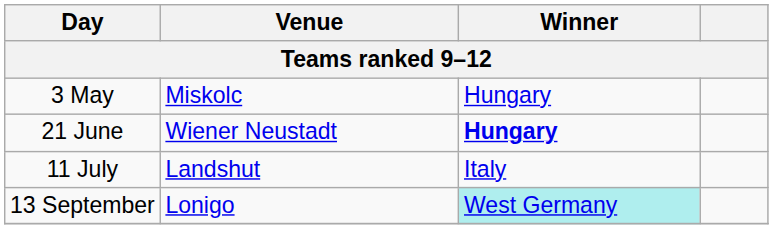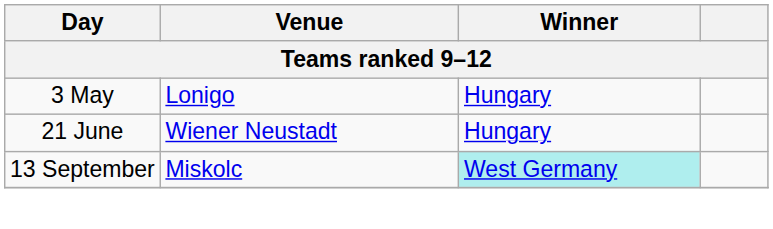(204, 95) Miskolc -> (200, 95) Lonigo
(511, 132) bold -> (508, 132) normal
- row: (82, 168)
(200, 205) Lonigo -> (204, 168) Miskolc
